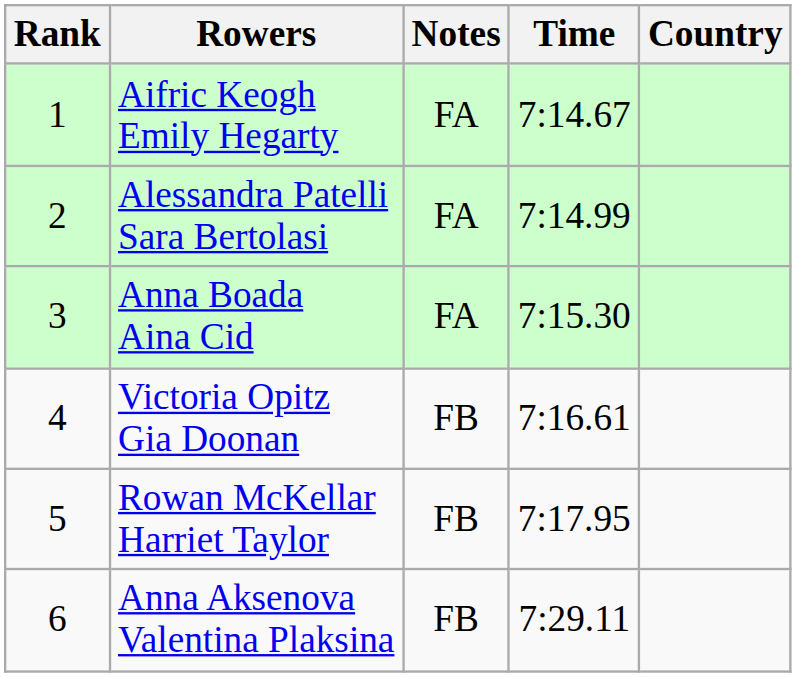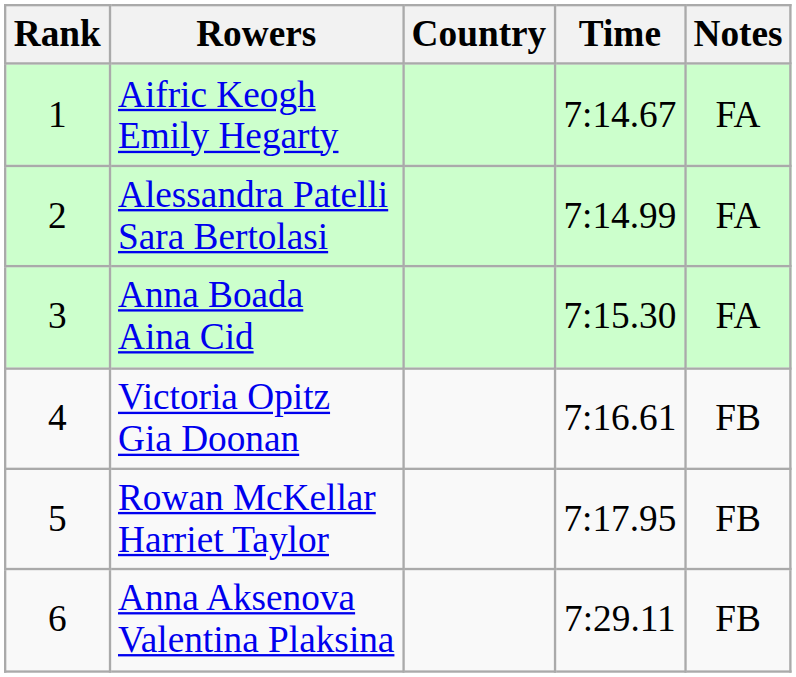columns swapped: (715, 34) <-> (456, 34)
